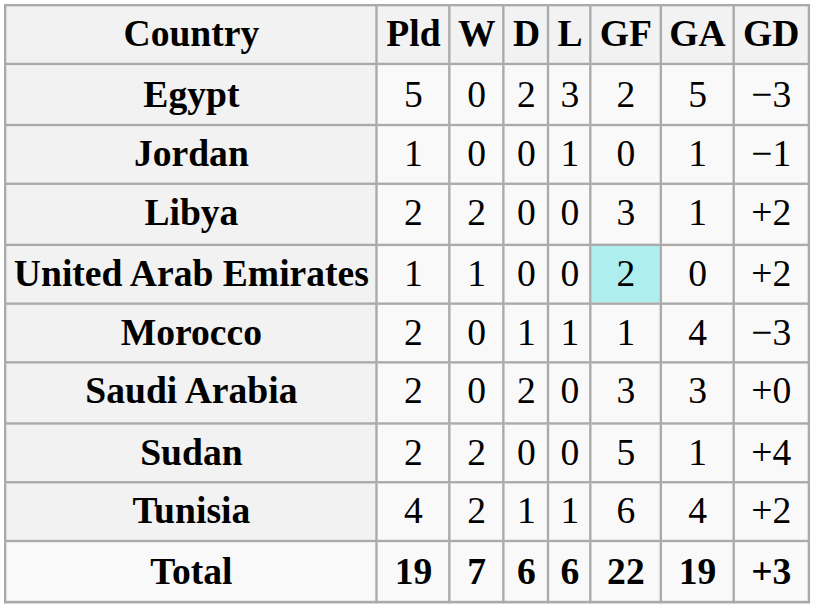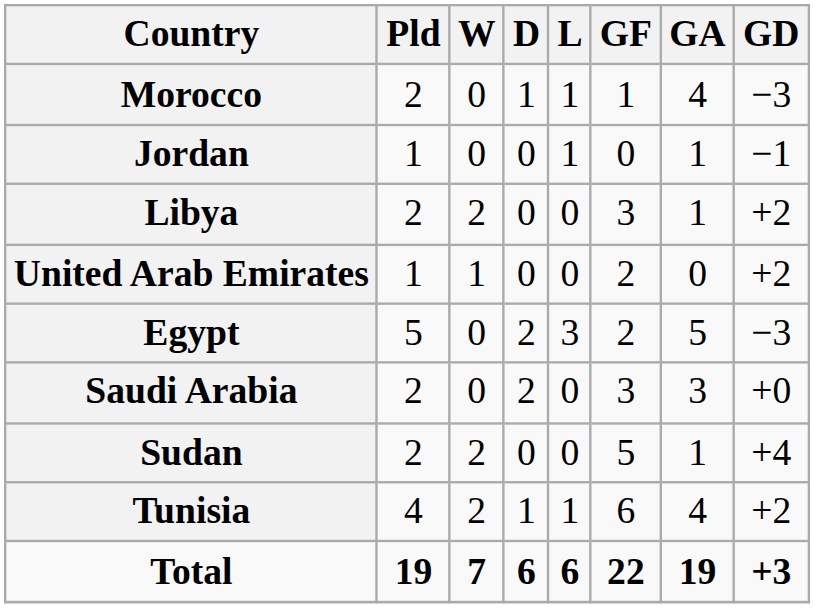rows swapped: (191, 93) <-> (191, 332)
(626, 272) paleturquoise background -> (626, 272) no background
